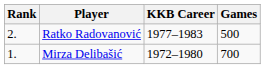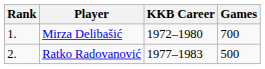rows swapped: (82, 53) <-> (92, 34)
